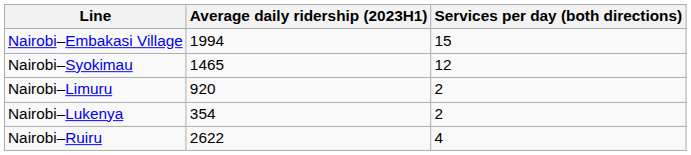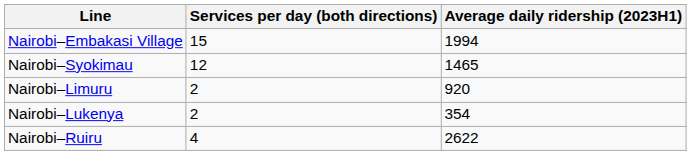columns swapped: (558, 16) <-> (309, 16)
